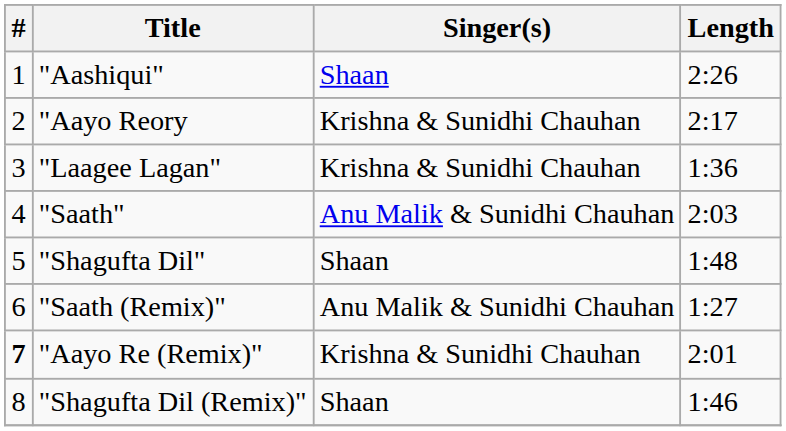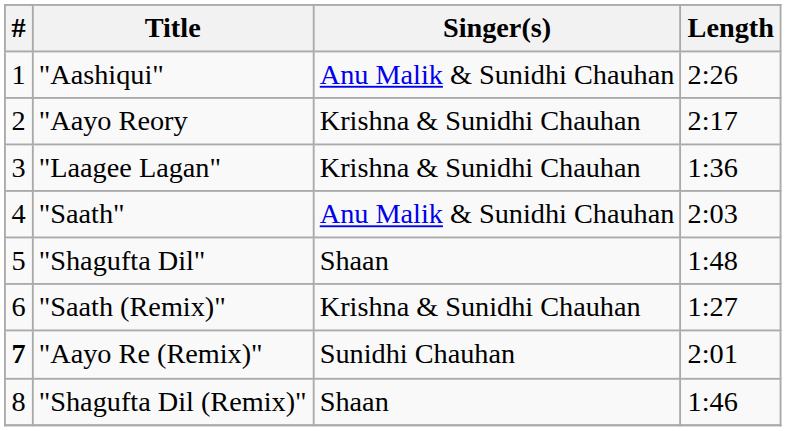(354, 74) Shaan -> (497, 74) Anu Malik & Sunidhi Chauhan
(497, 307) Anu Malik & Sunidhi Chauhan -> (480, 307) Krishna & Sunidhi Chauhan
(480, 354) Krishna & Sunidhi Chauhan -> (417, 354) Sunidhi Chauhan
